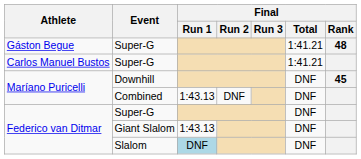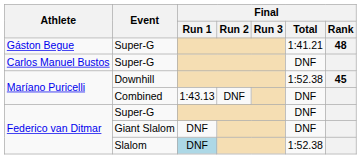(305, 63) 1:41.21 -> (305, 63) DNF
(305, 79) DNF -> (305, 79) 1:52.38
(197, 129) 1:43.13 -> (197, 129) DNF
(305, 146) DNF -> (305, 146) 1:52.38
